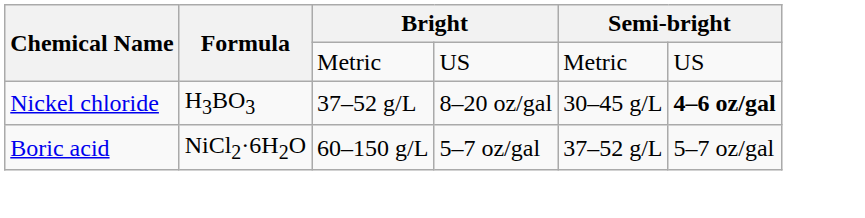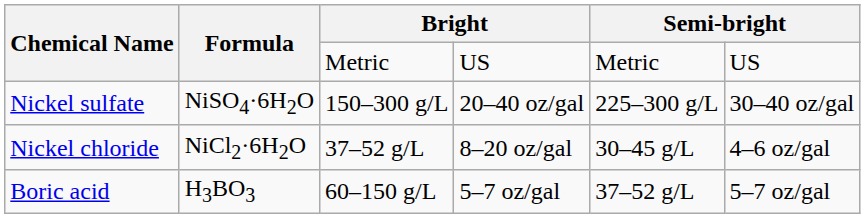+ row: (77, 102)
(220, 102) H3BO3 -> (245, 147) NiCl2·6H2O
(725, 102) bold -> (780, 147) normal
(245, 147) NiCl2·6H2O -> (220, 191) H3BO3
